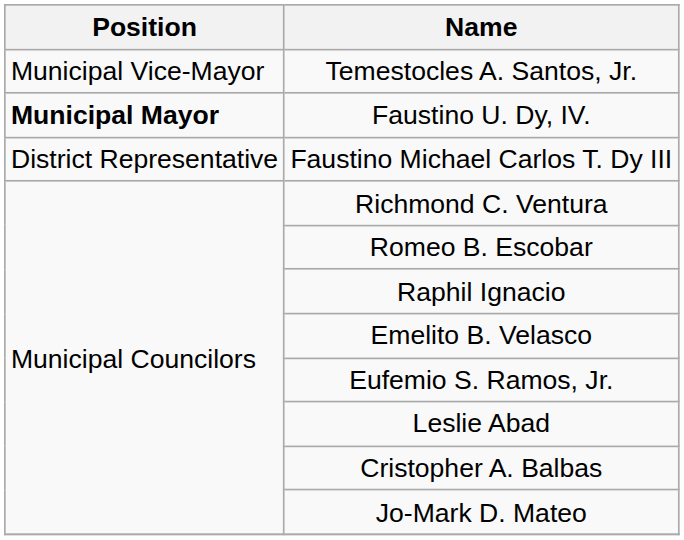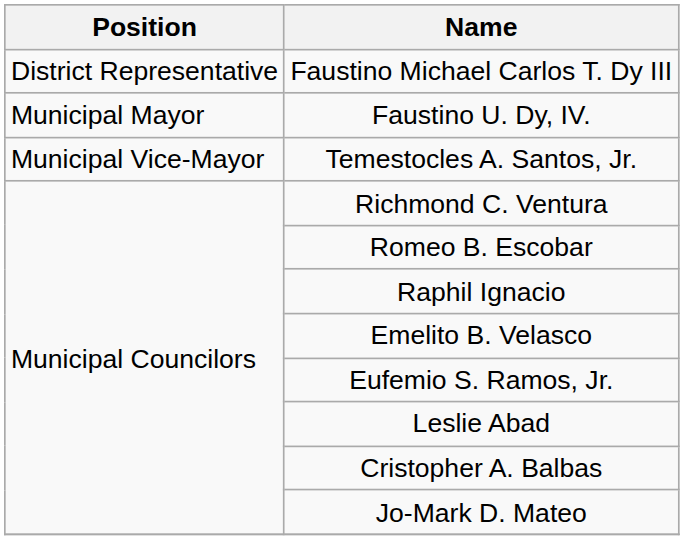rows swapped: (481, 159) <-> (481, 71)
(115, 115) bold -> (108, 115) normal
